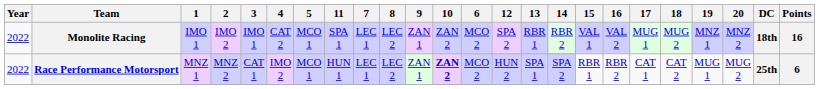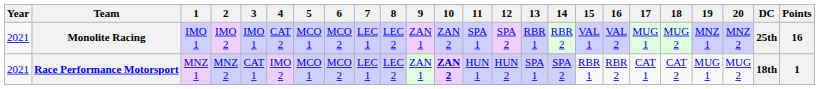columns swapped: (477, 13) <-> (339, 13)
(18, 37) 2022 -> (18, 37) 2021
(767, 37) 18th -> (767, 37) 25th
(18, 68) 2022 -> (18, 68) 2021
(767, 68) 25th -> (767, 68) 18th
(797, 68) 6 -> (797, 68) 1
